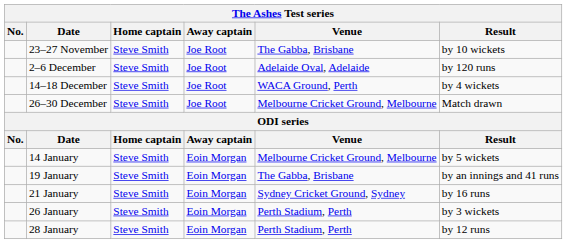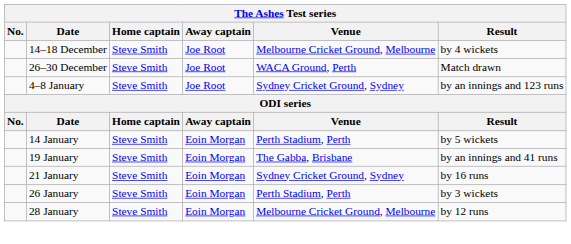- row: (69, 49)
- row: (62, 67)
(307, 85) WACA Ground, Perth -> (346, 49) Melbourne Cricket Ground, Melbourne
(347, 103) Melbourne Cricket Ground, Melbourne -> (306, 67) WACA Ground, Perth
+ row: (57, 85)
(347, 157) Melbourne Cricket Ground, Melbourne -> (303, 139) Perth Stadium, Perth
(305, 229) Perth Stadium, Perth -> (346, 211) Melbourne Cricket Ground, Melbourne
